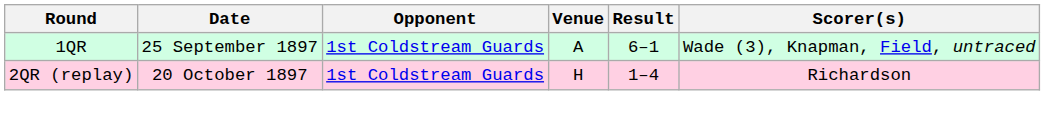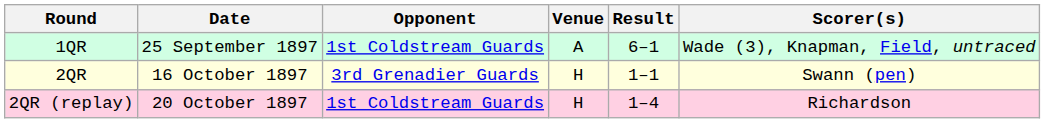+ row: (71, 75)
